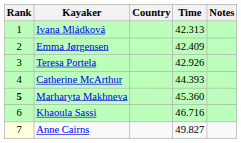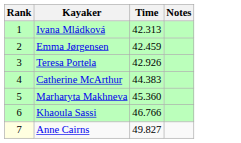- column: (151, 12)
(190, 46) 42.409 -> (147, 46) 42.459
(190, 79) 44.393 -> (147, 79) 44.383
(19, 96) bold -> (19, 96) normal
(190, 113) 46.716 -> (147, 113) 46.766
